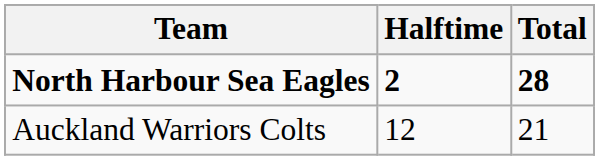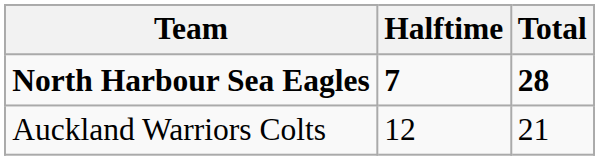(392, 79) 2 -> (392, 79) 7
